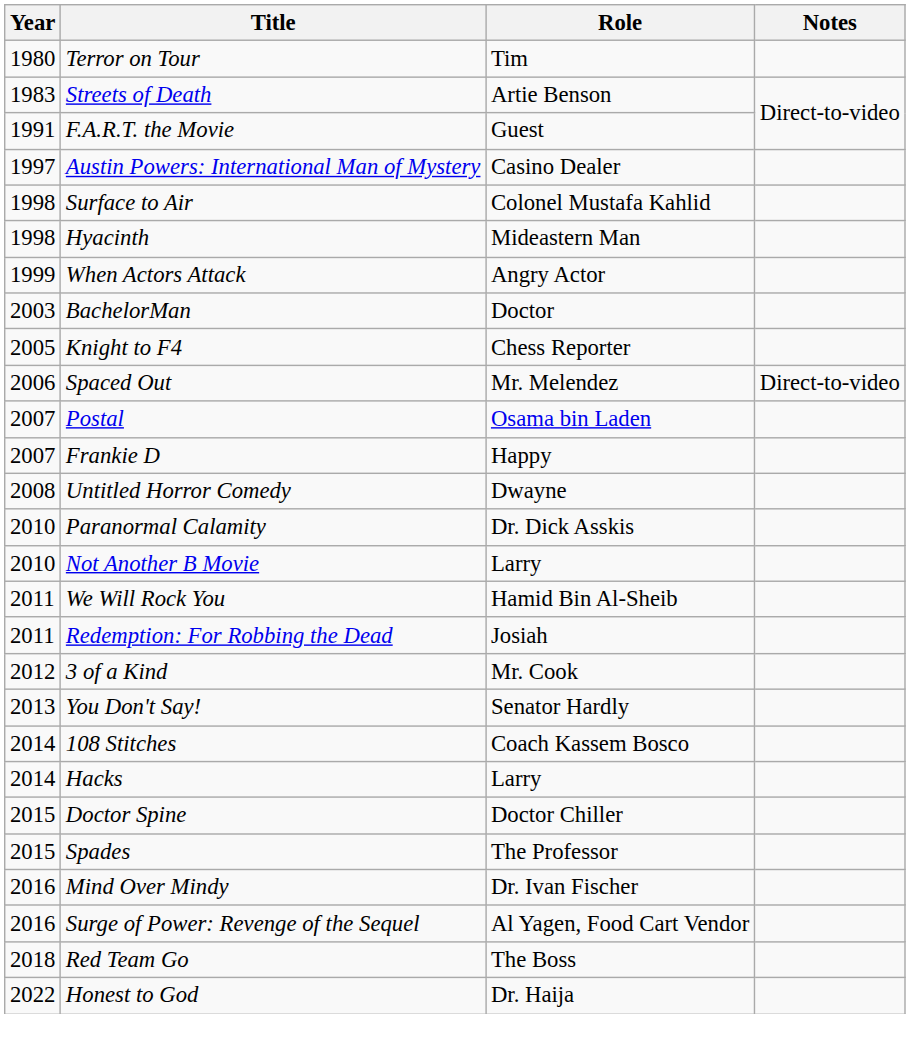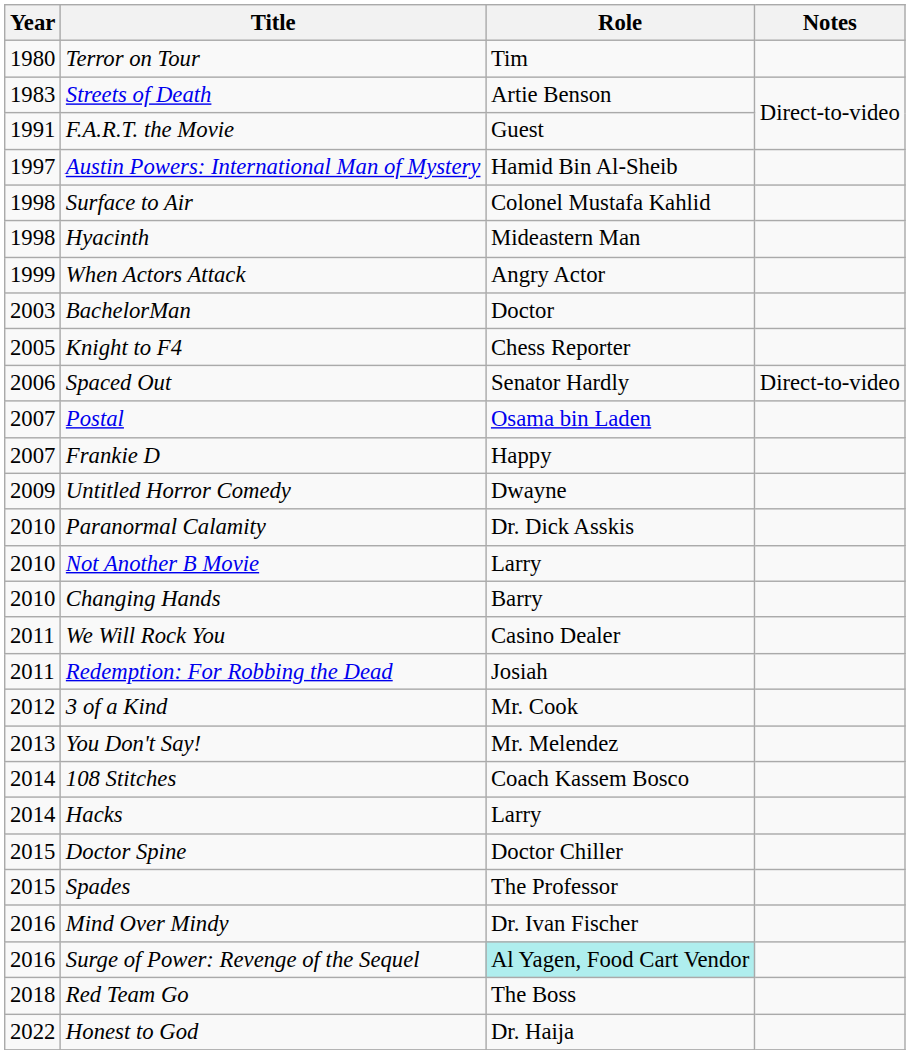(556, 166) Casino Dealer -> (584, 166) Hamid Bin Al-Sheib
(555, 382) Mr. Melendez -> (560, 382) Senator Hardly
(33, 490) 2008 -> (33, 490) 2009
+ row: (143, 599)
(584, 599) Hamid Bin Al-Sheib -> (556, 635) Casino Dealer
(560, 707) Senator Hardly -> (555, 743) Mr. Melendez
(620, 923) no background -> (620, 959) paleturquoise background
